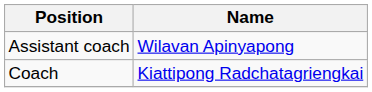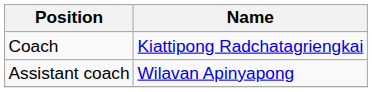rows swapped: (33, 73) <-> (69, 45)
